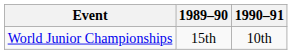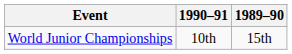columns swapped: (204, 15) <-> (259, 15)
